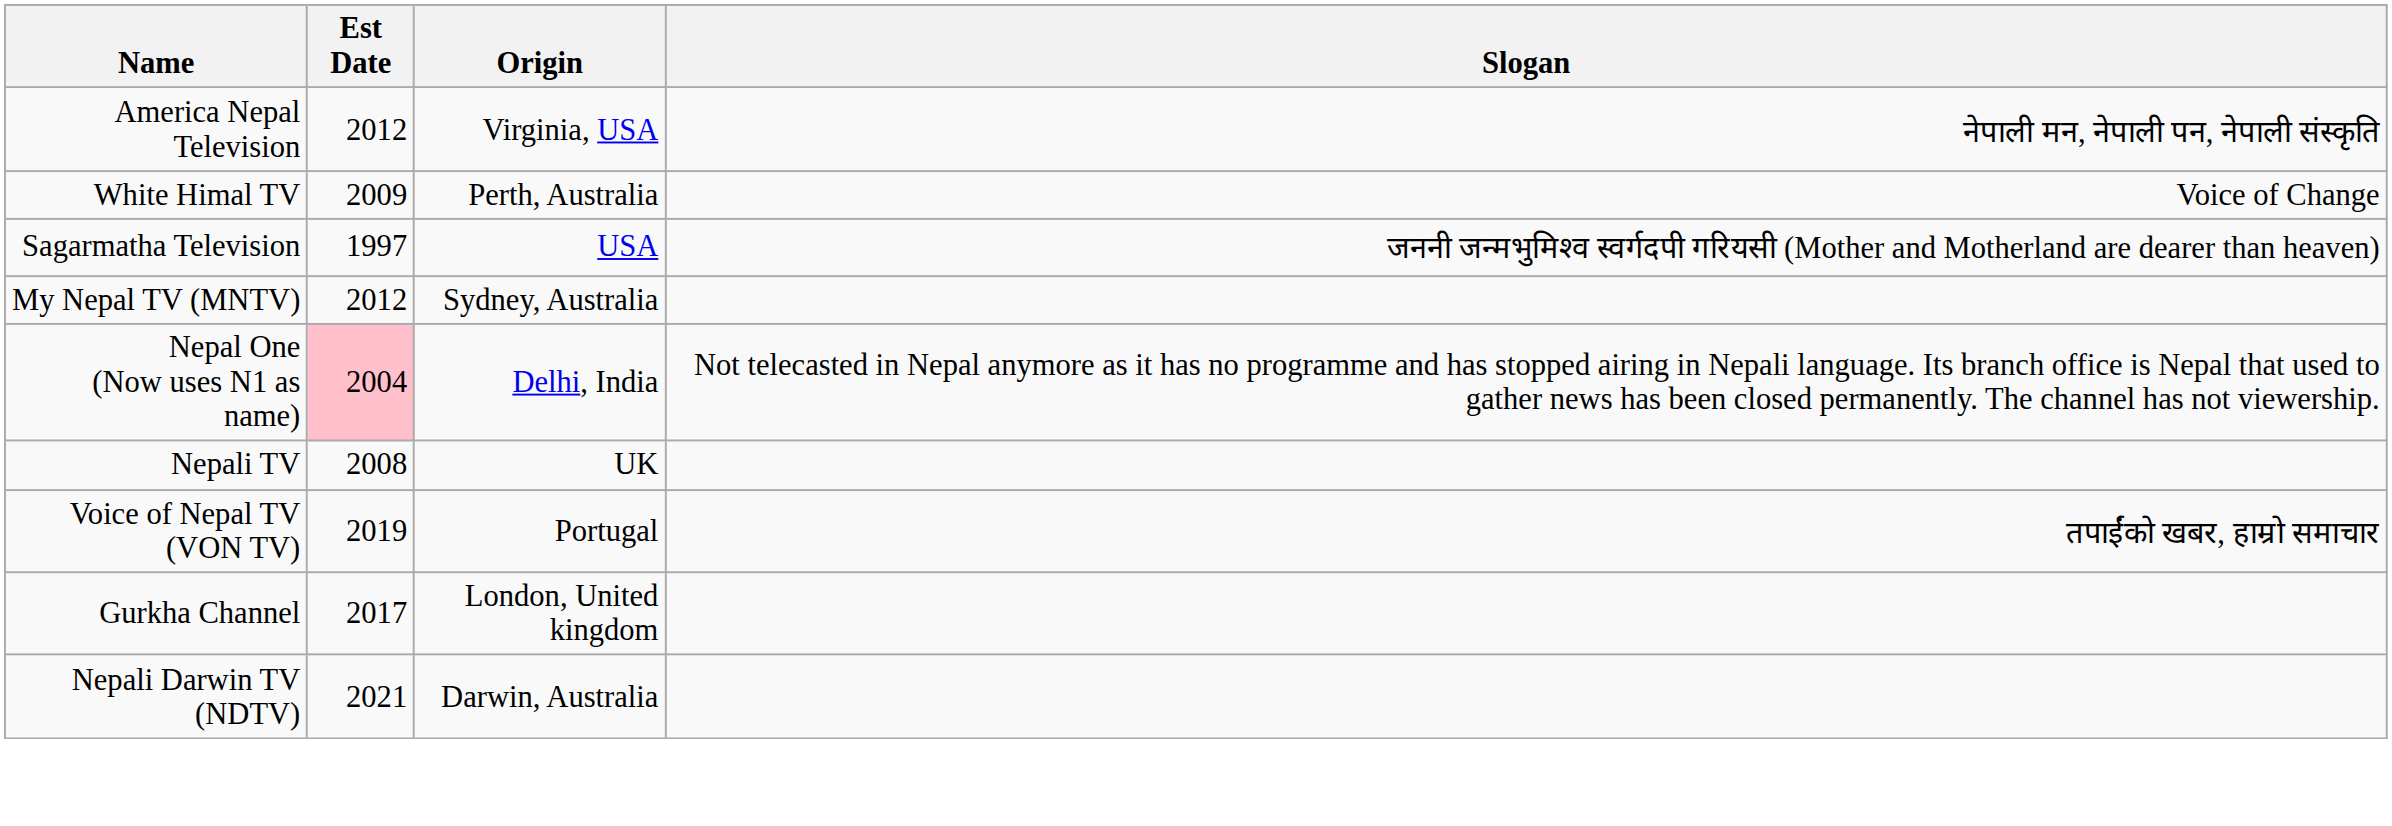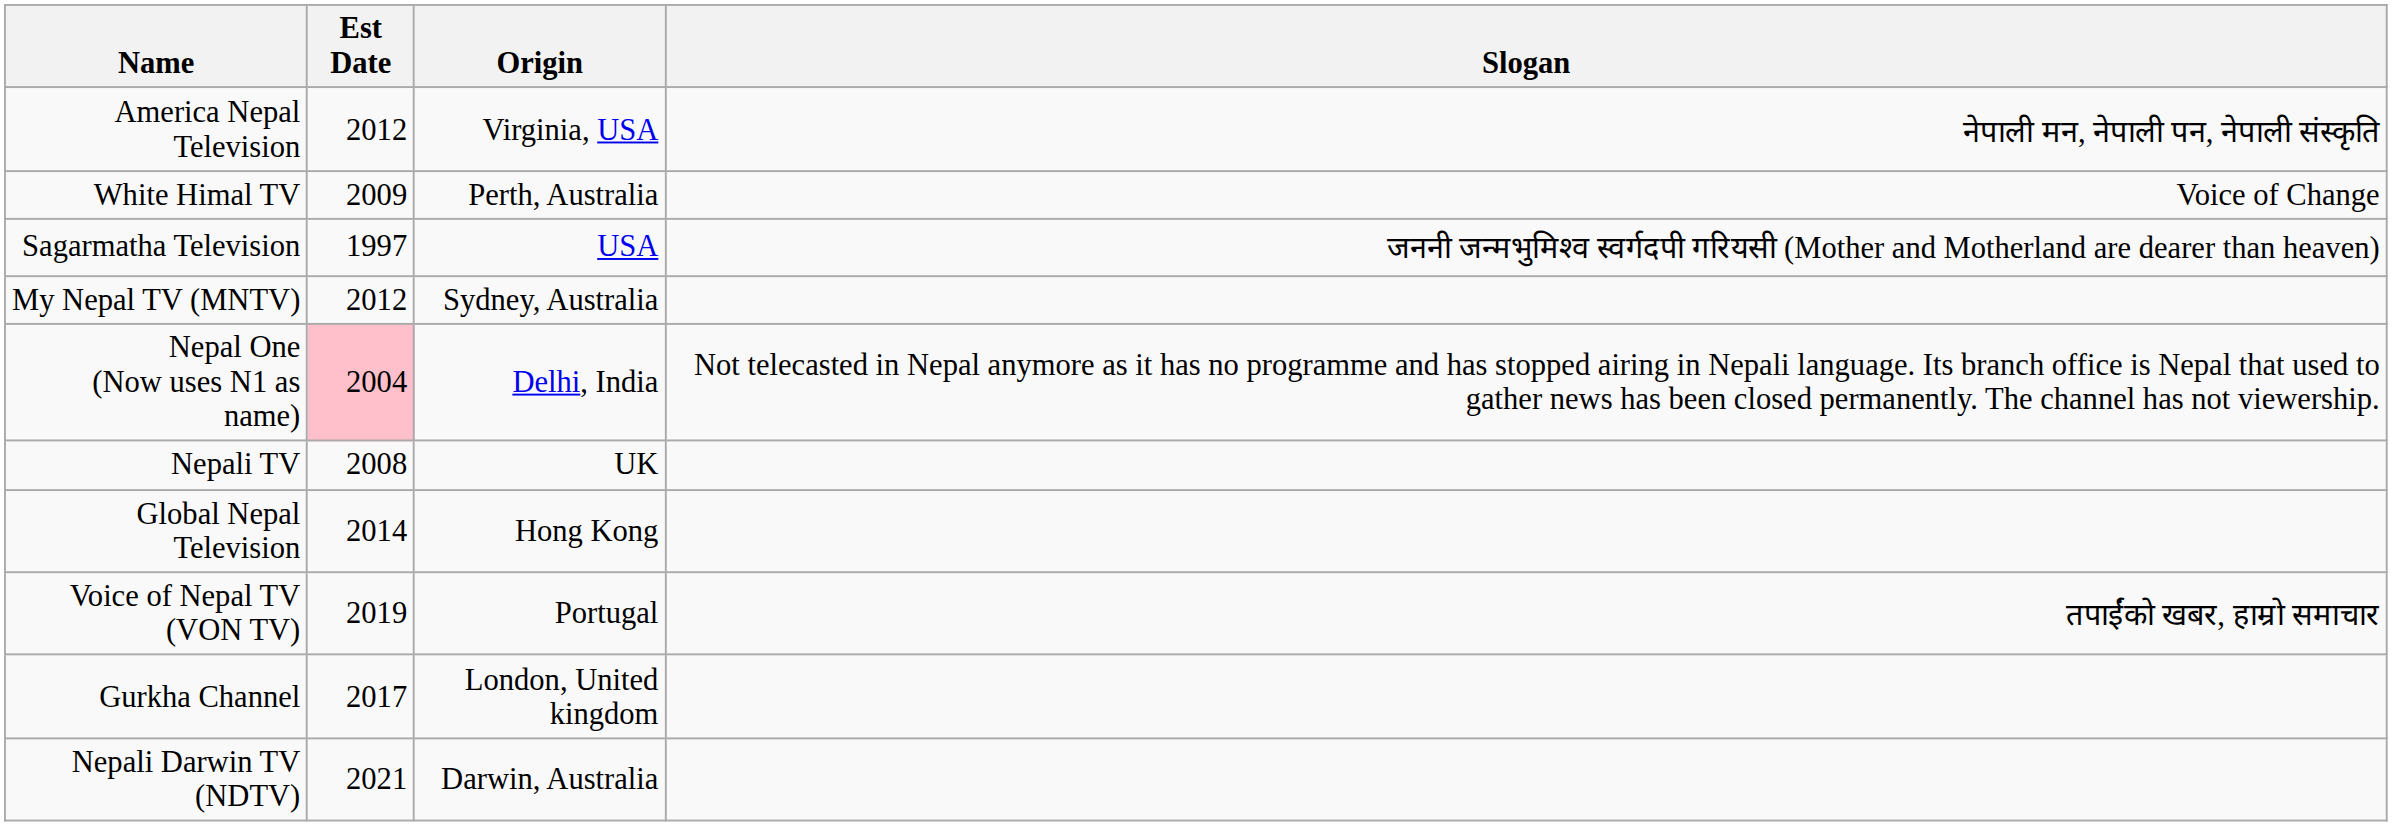+ row: (218, 530)
